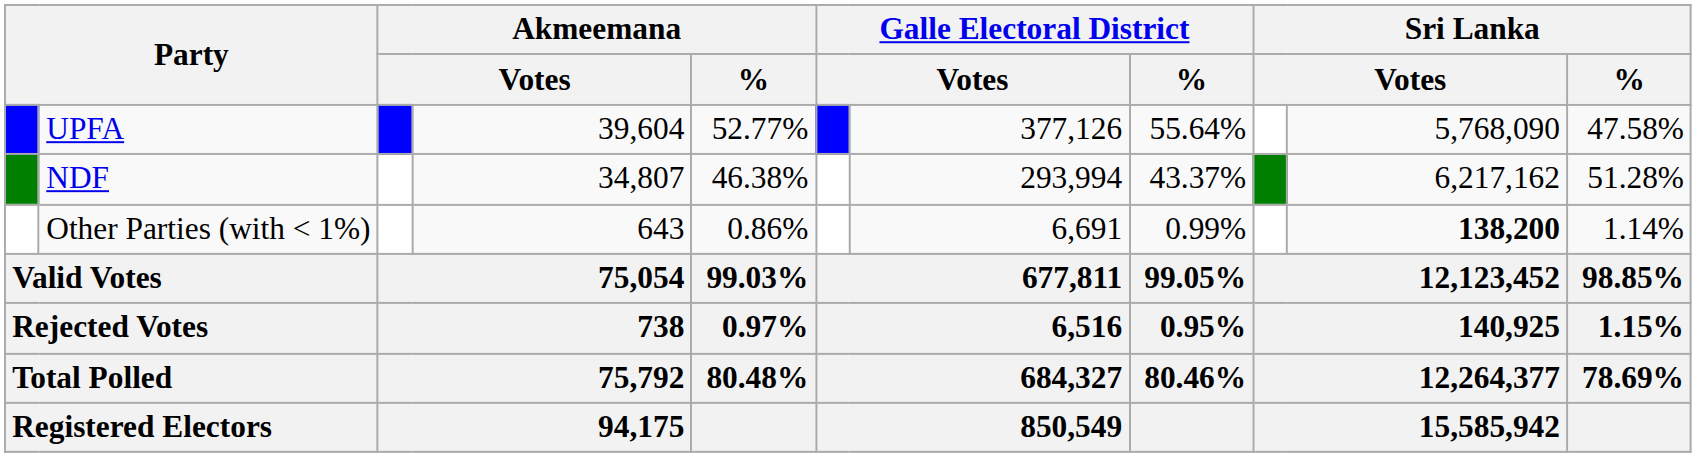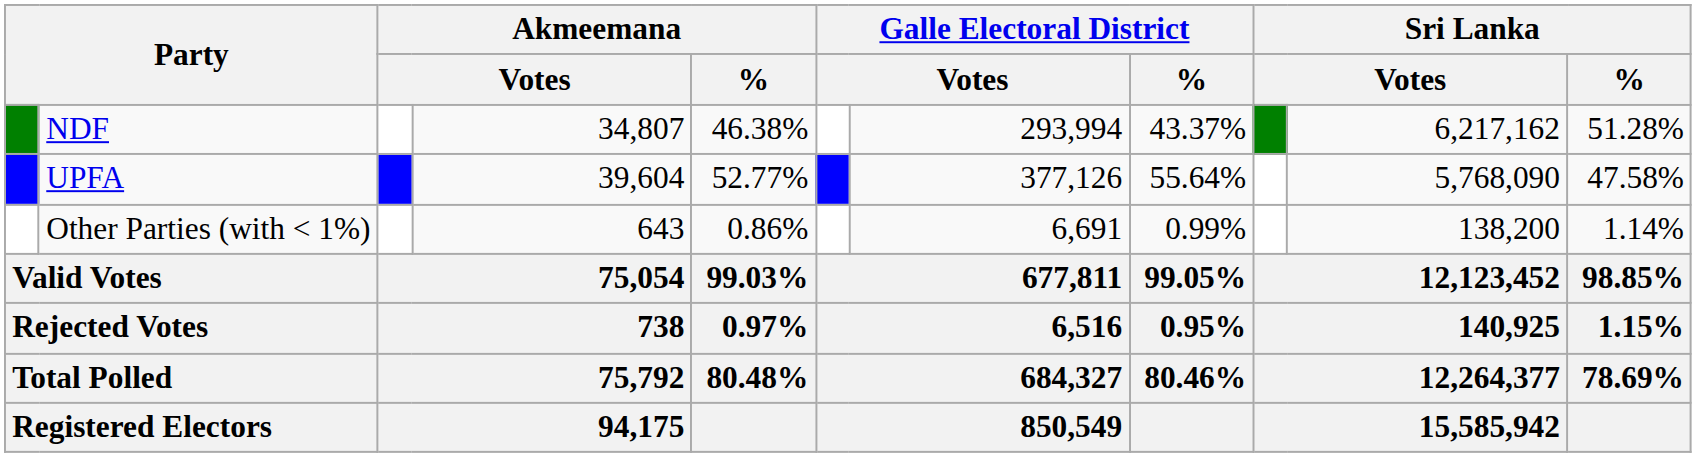rows swapped: (85, 128) <-> (78, 178)
(1509, 228) bold -> (1509, 228) normal
